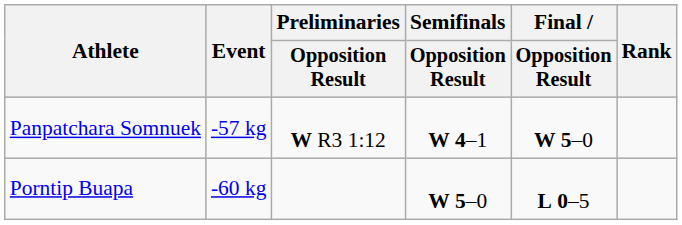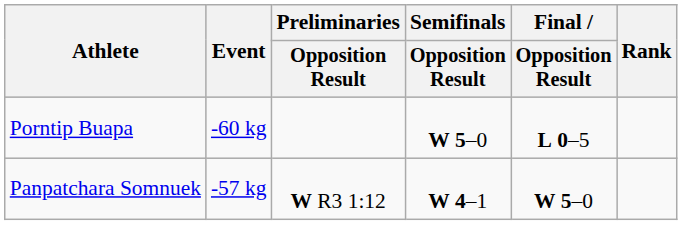rows swapped: (105, 127) <-> (71, 188)
